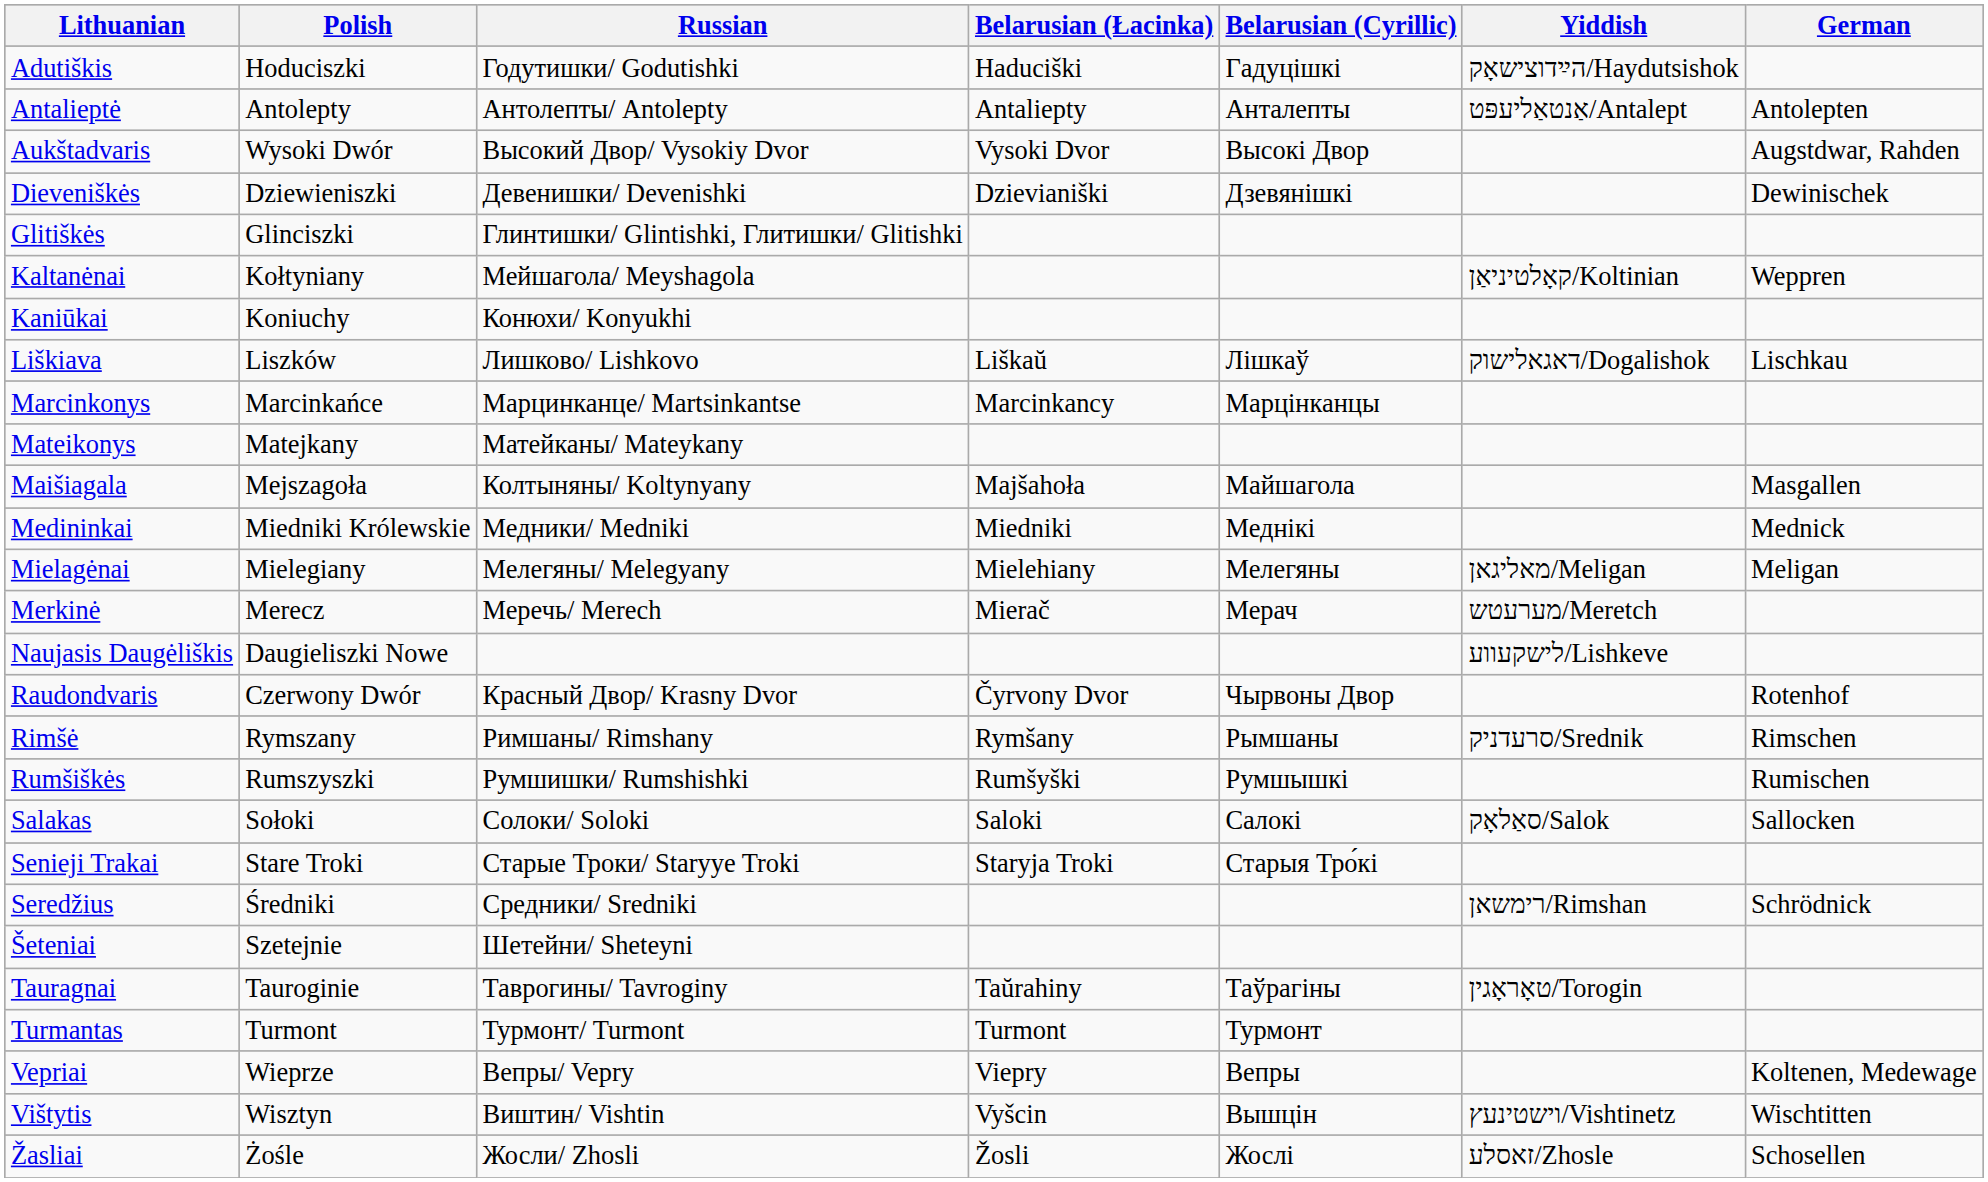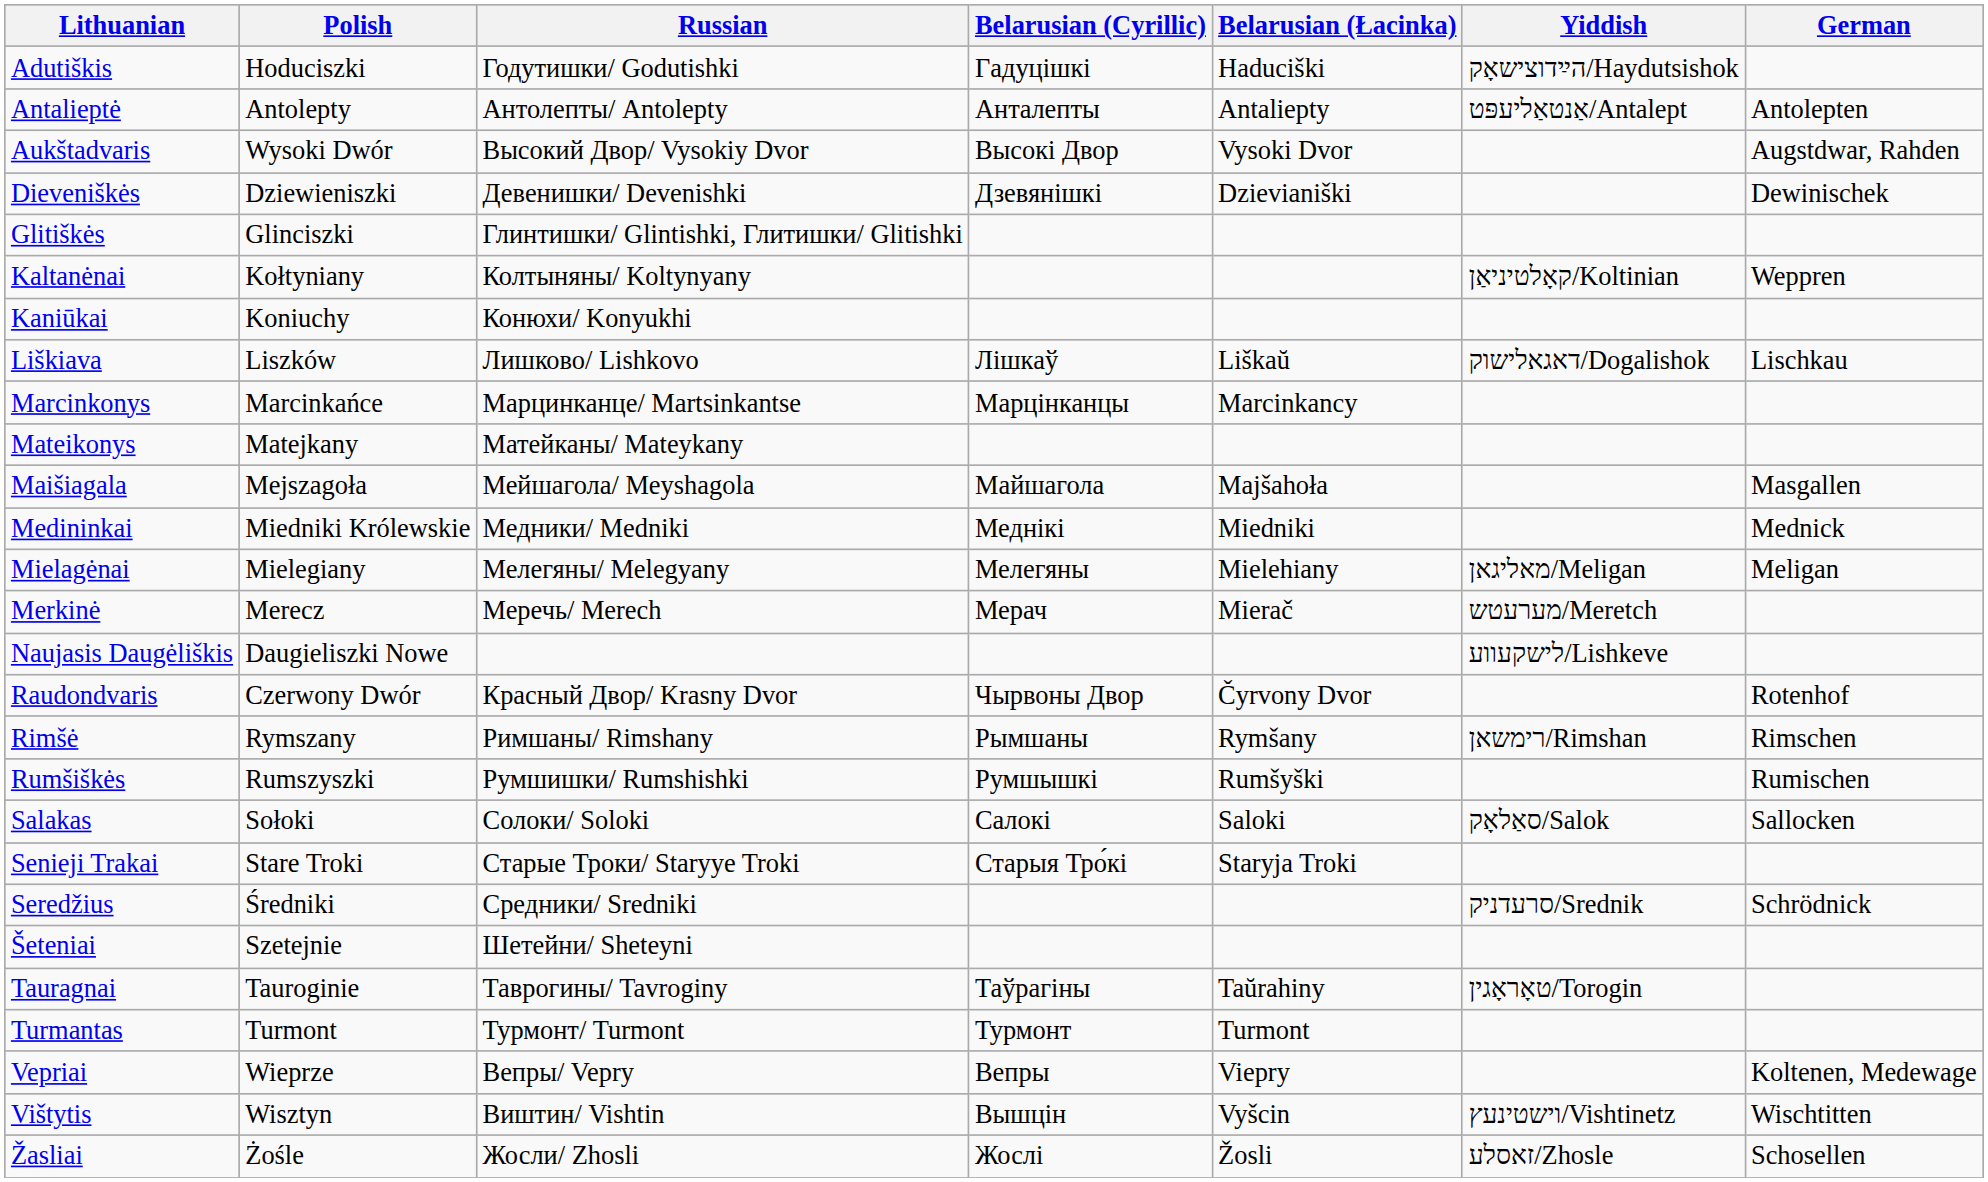columns swapped: (1341, 25) <-> (1094, 25)
(618, 276) Мейшагола/ Meyshagola -> (617, 276) Колтыняны/ Koltynyany
(617, 485) Колтыняны/ Koltynyany -> (618, 485) Мейшагола/ Meyshagola
(1556, 737) סרעדניק/Srednik -> (1558, 737) רימשאן/Rimshan
(1558, 904) רימשאן/Rimshan -> (1556, 904) סרעדניק/Srednik
